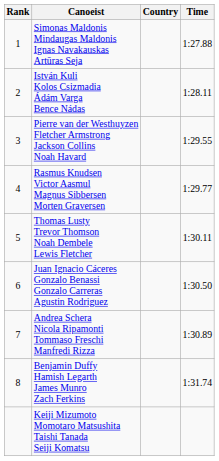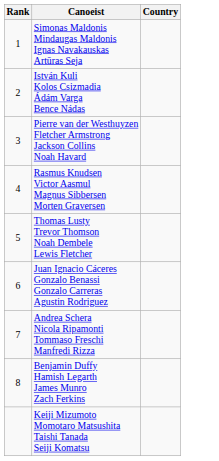- column: (197, 12)
